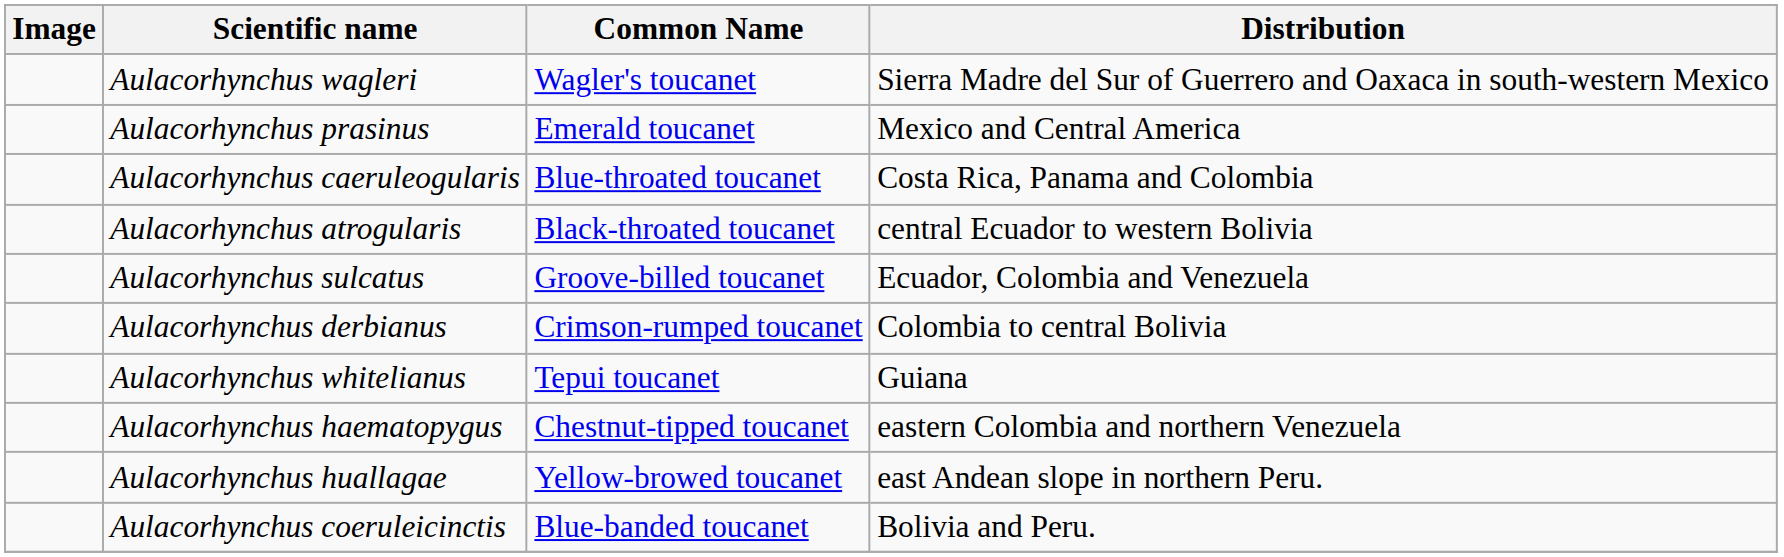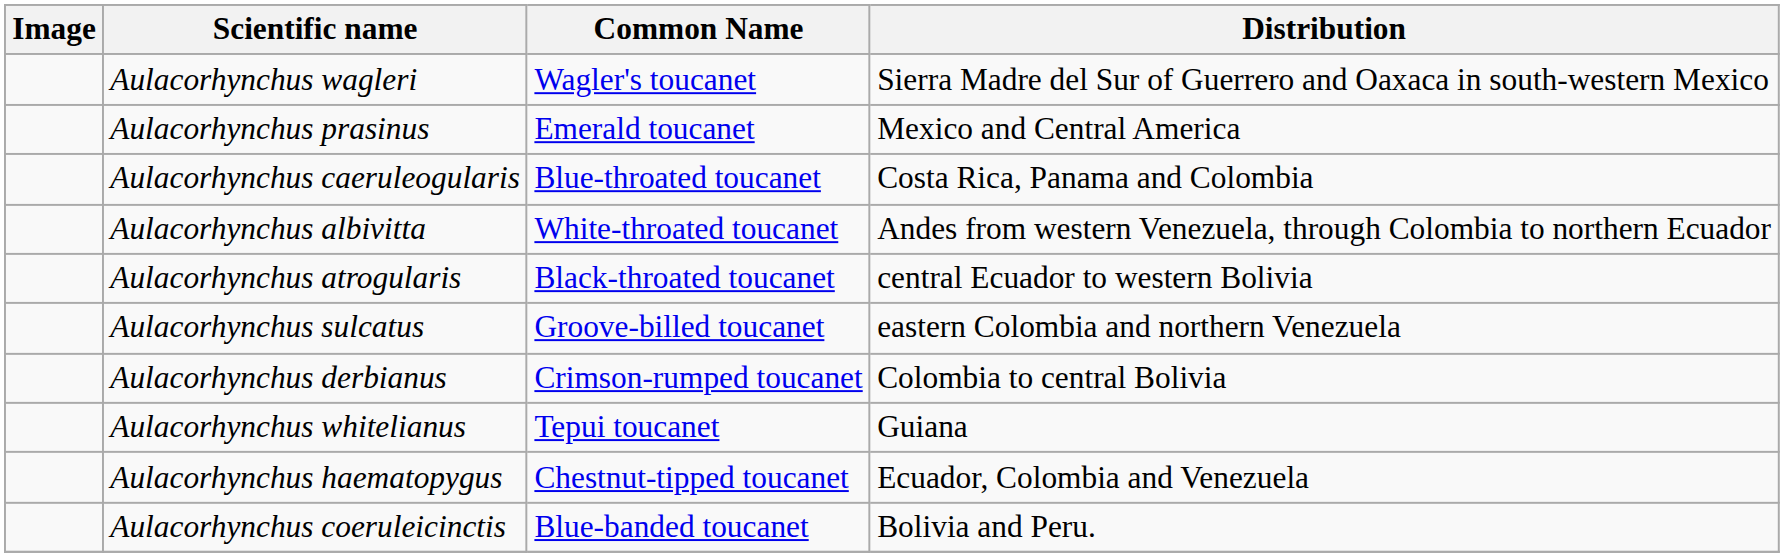+ row: (268, 228)
(1093, 278) Ecuador, Colombia and Venezuela -> (1139, 327) eastern Colombia and northern Venezuela
(1139, 427) eastern Colombia and northern Venezuela -> (1093, 476) Ecuador, Colombia and Venezuela
- row: (279, 476)
